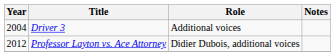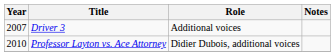(17, 28) 2004 -> (17, 28) 2007
(17, 43) 2012 -> (17, 43) 2010
